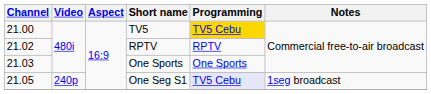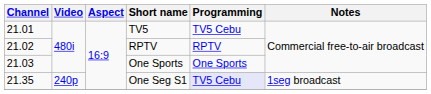(20, 30) 21.00 -> (20, 30) 21.01
(217, 30) gold background -> (217, 30) no background
(20, 81) 21.05 -> (20, 81) 21.35
